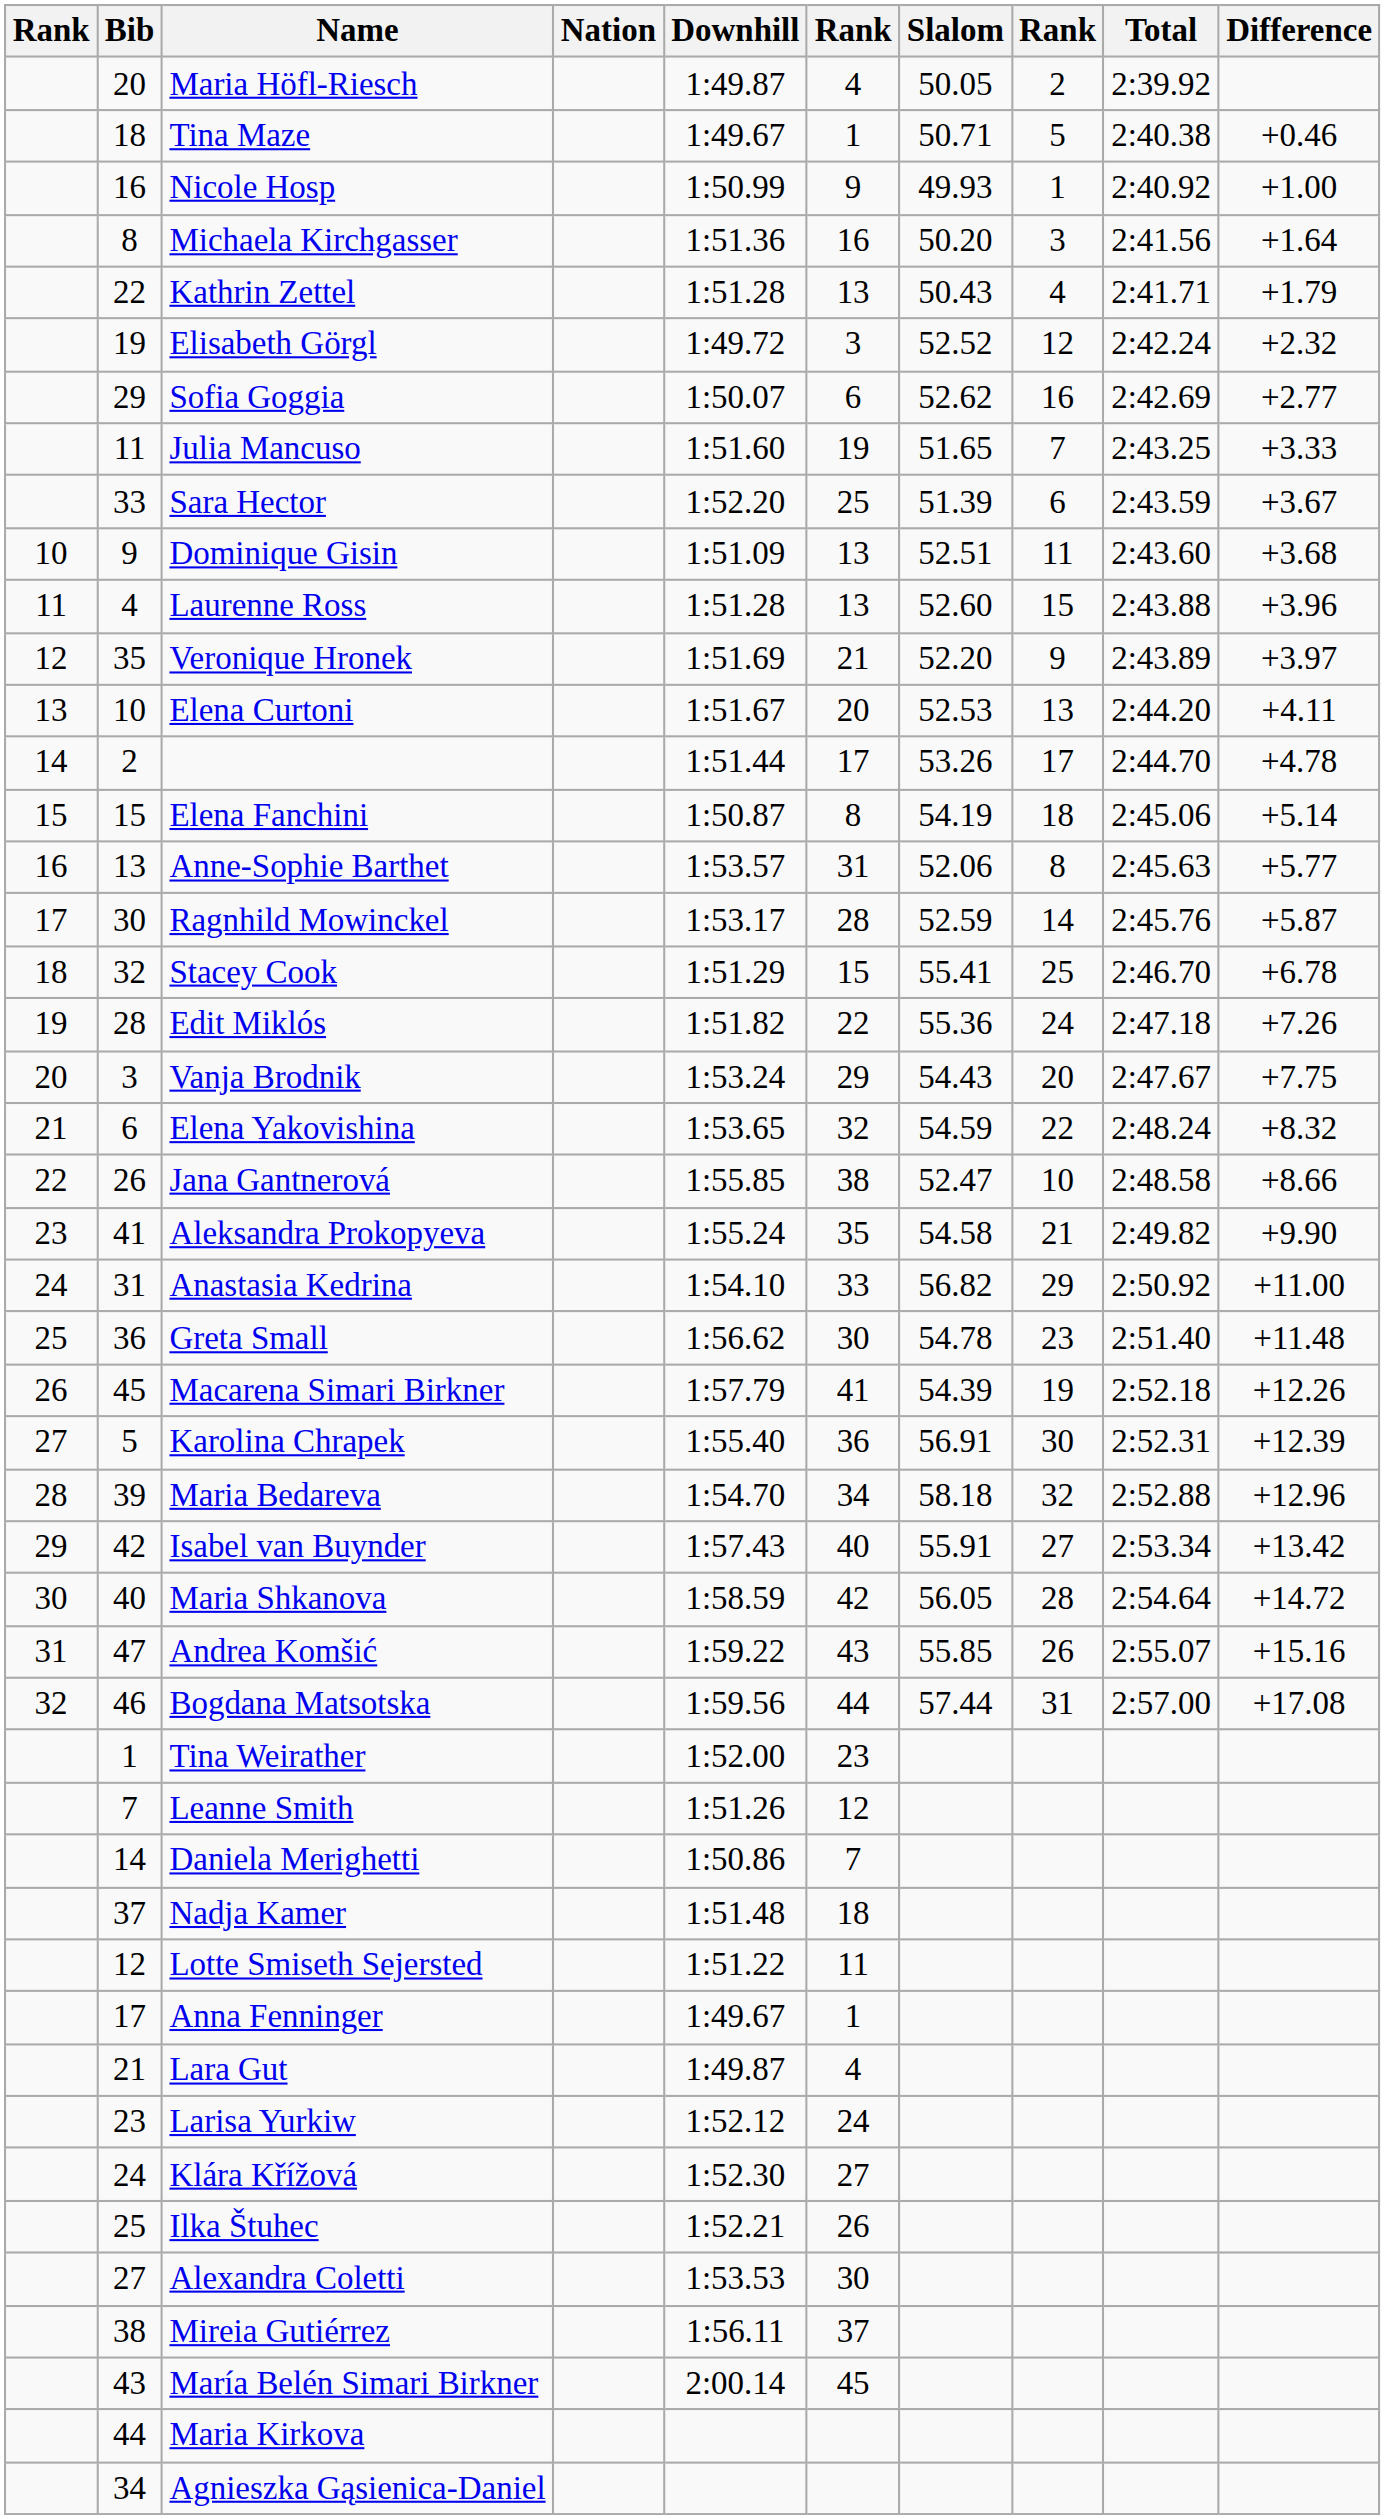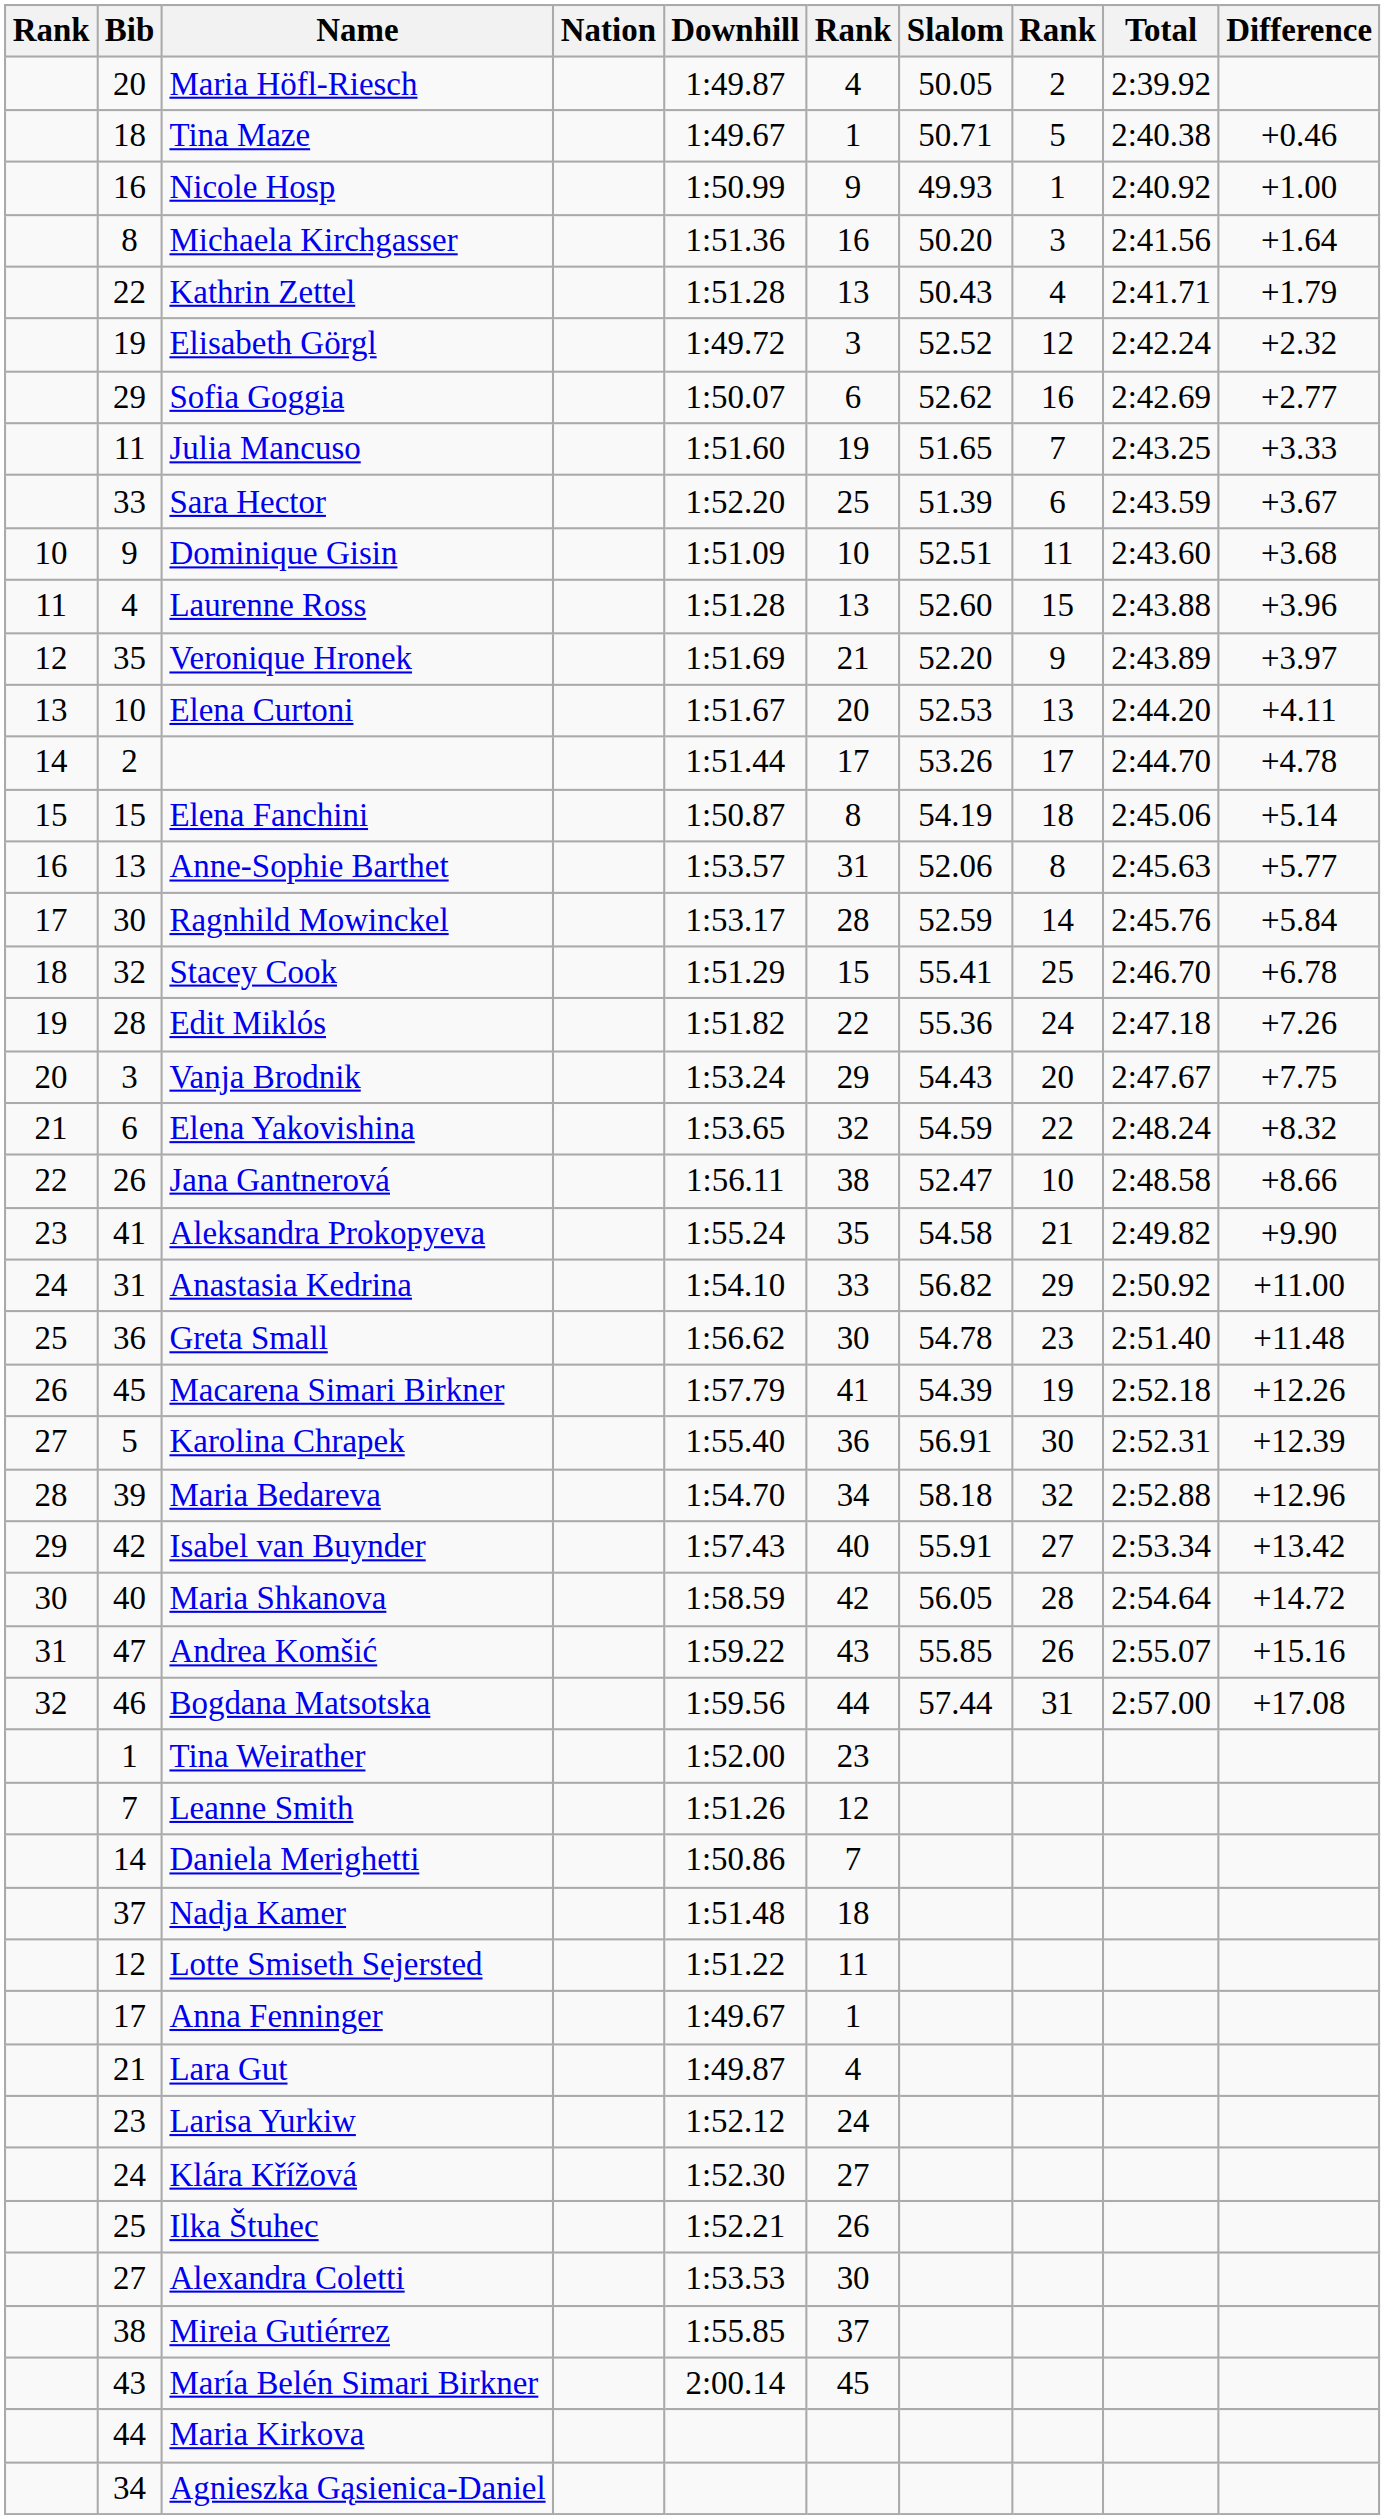(853, 553) 13 -> (853, 553) 10
(1299, 919) +5.87 -> (1299, 919) +5.84
(735, 1180) 1:55.85 -> (735, 1180) 1:56.11
(735, 2330) 1:56.11 -> (735, 2330) 1:55.85
